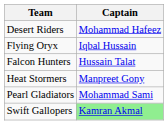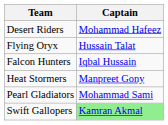(108, 45) Iqbal Hussain -> (107, 45) Hussain Talat
(107, 62) Hussain Talat -> (108, 62) Iqbal Hussain
